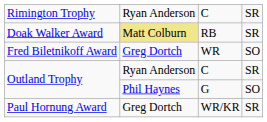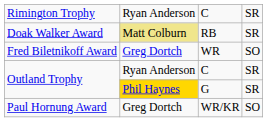(151, 88) no background -> (151, 88) gold background
(253, 88) SO -> (252, 88) SR
(252, 107) SR -> (253, 107) SO
